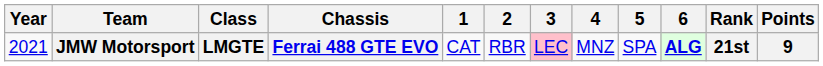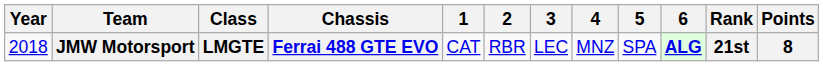(28, 47) 2021 -> (28, 47) 2018
(551, 47) pink background -> (551, 47) no background
(788, 47) 9 -> (788, 47) 8
